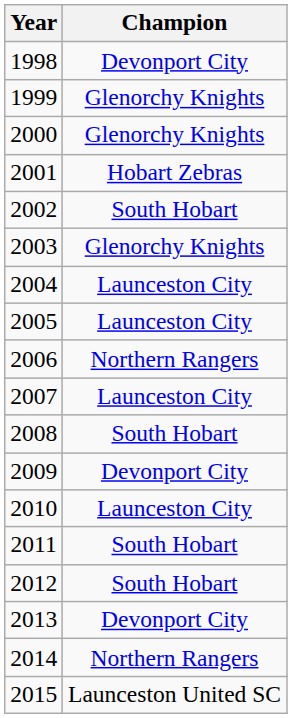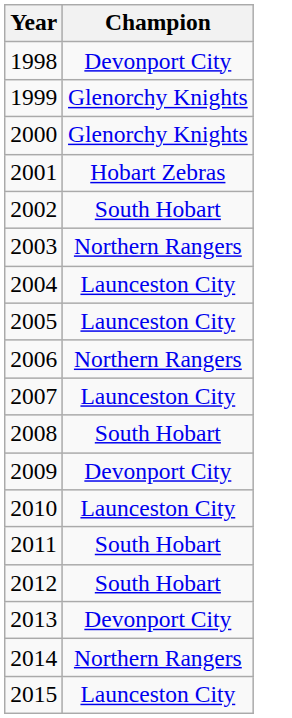(175, 246) Glenorchy Knights -> (158, 246) Northern Rangers
(175, 694) Launceston United SC -> (158, 694) Launceston City
